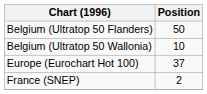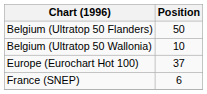(179, 81) 2 -> (179, 81) 6
